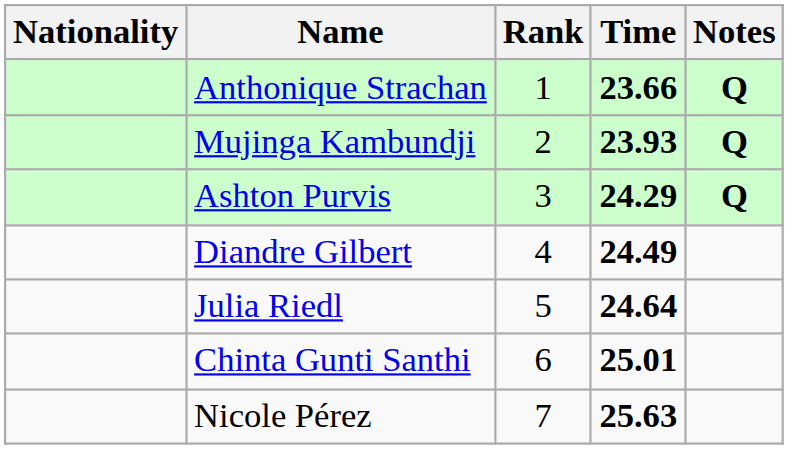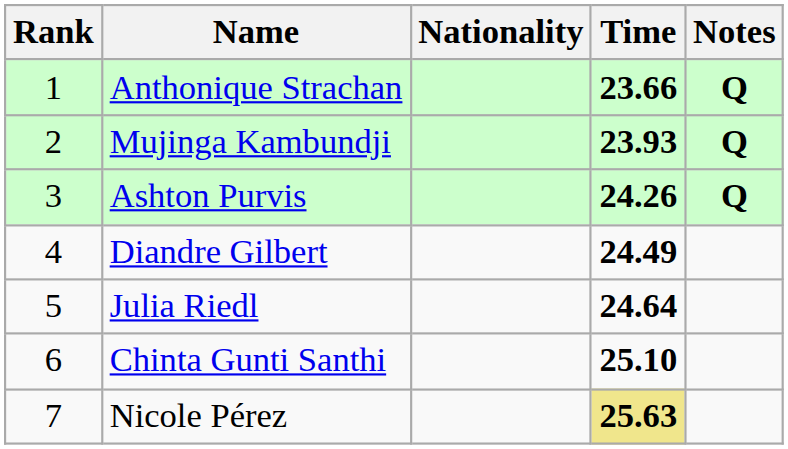columns swapped: (543, 31) <-> (96, 31)
(638, 196) 24.29 -> (638, 196) 24.26
(638, 360) 25.01 -> (638, 360) 25.10
(638, 415) no background -> (638, 415) khaki background
